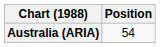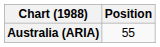(128, 33) 54 -> (128, 33) 55
